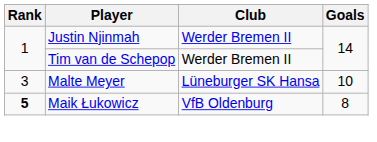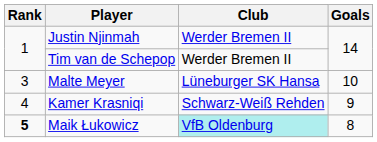+ row: (96, 103)
(227, 103) no background -> (227, 125) paleturquoise background
